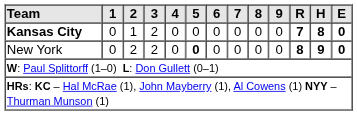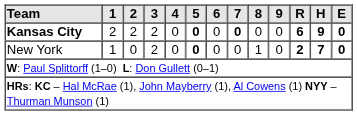(113, 31) 0 -> (113, 31) 2
(134, 31) 1 -> (134, 31) 2
(196, 31) normal -> (196, 31) bold
(238, 31) normal -> (238, 31) bold
(300, 31) 7 -> (300, 31) 6
(321, 31) 8 -> (321, 31) 9
(113, 50) 0 -> (113, 50) 1
(134, 50) 2 -> (134, 50) 0
(258, 50) 0 -> (258, 50) 1
(300, 50) 8 -> (300, 50) 2
(321, 50) 9 -> (321, 50) 7
